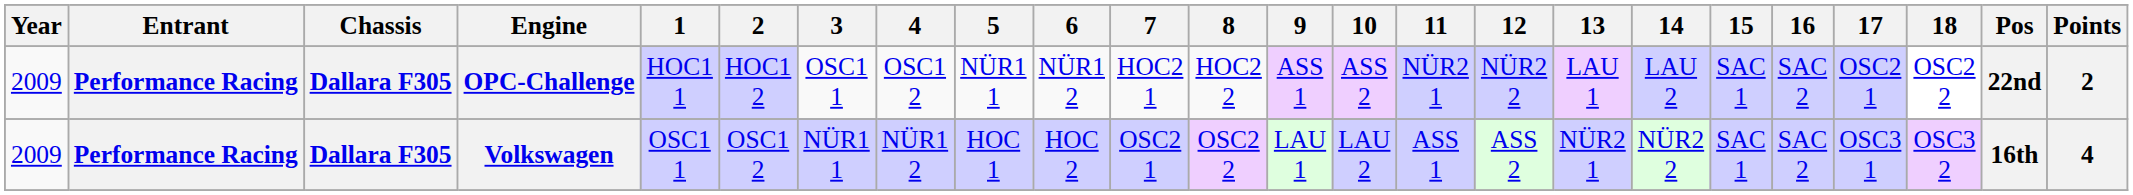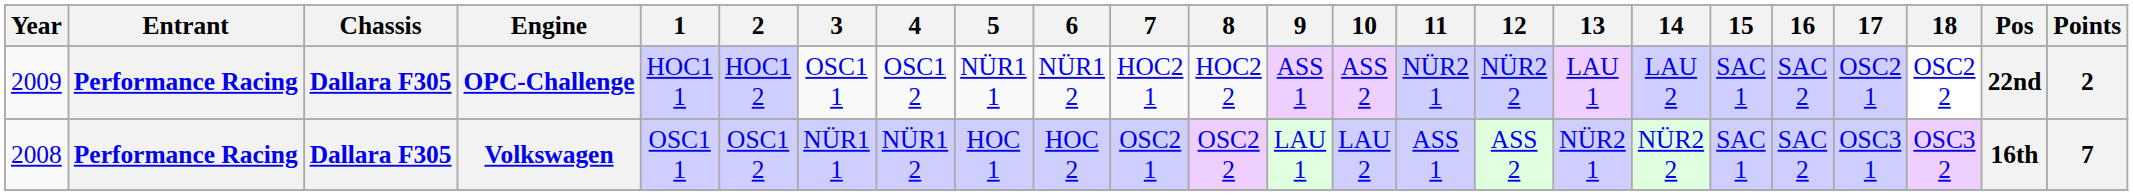(36, 153) 2009 -> (36, 153) 2008
(2087, 153) 4 -> (2087, 153) 7
